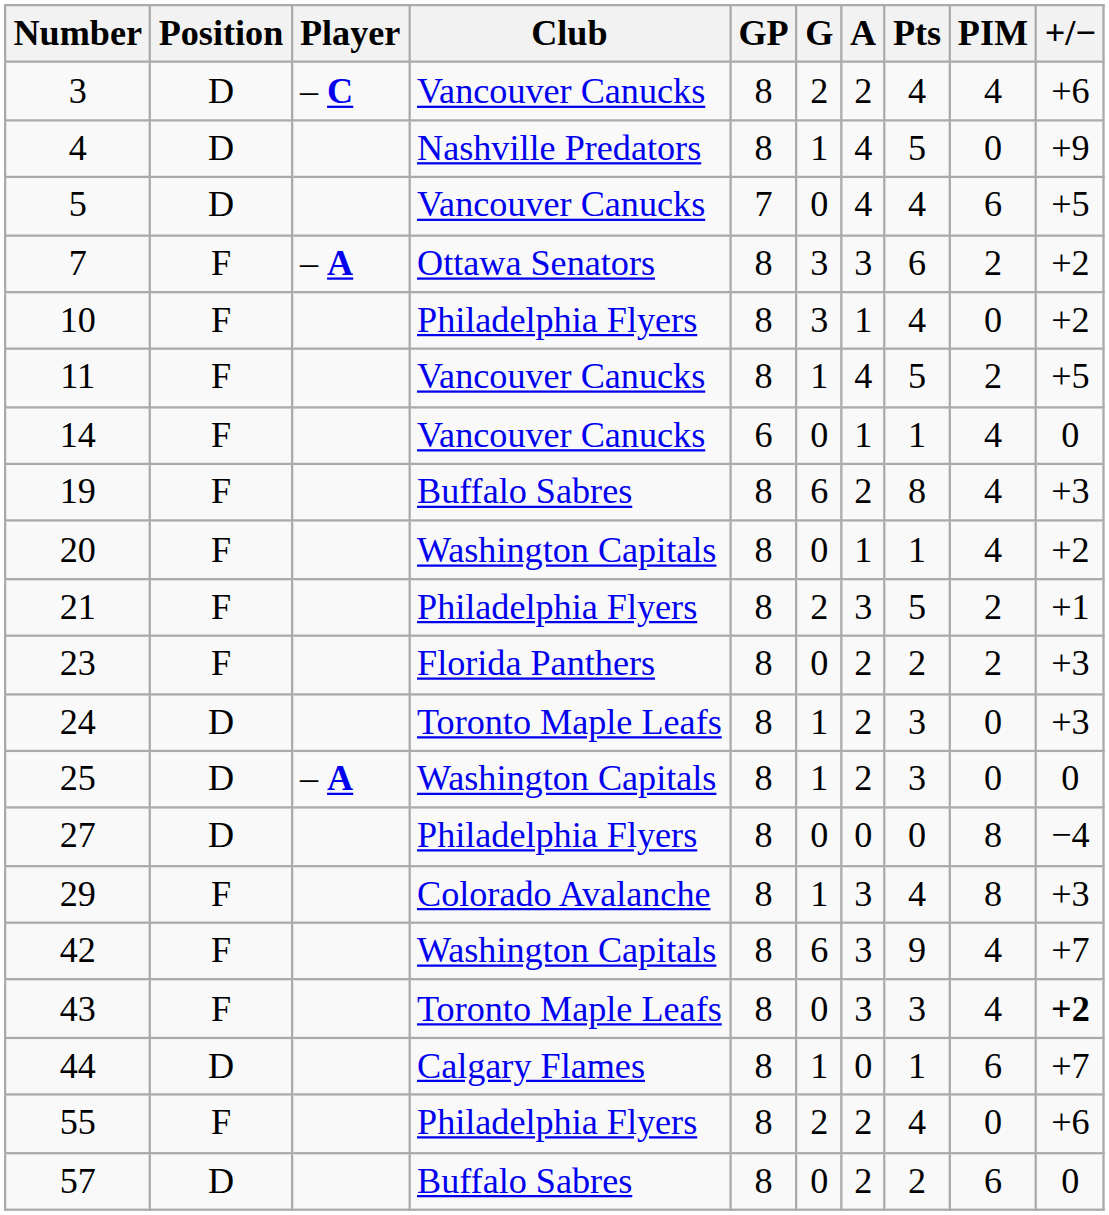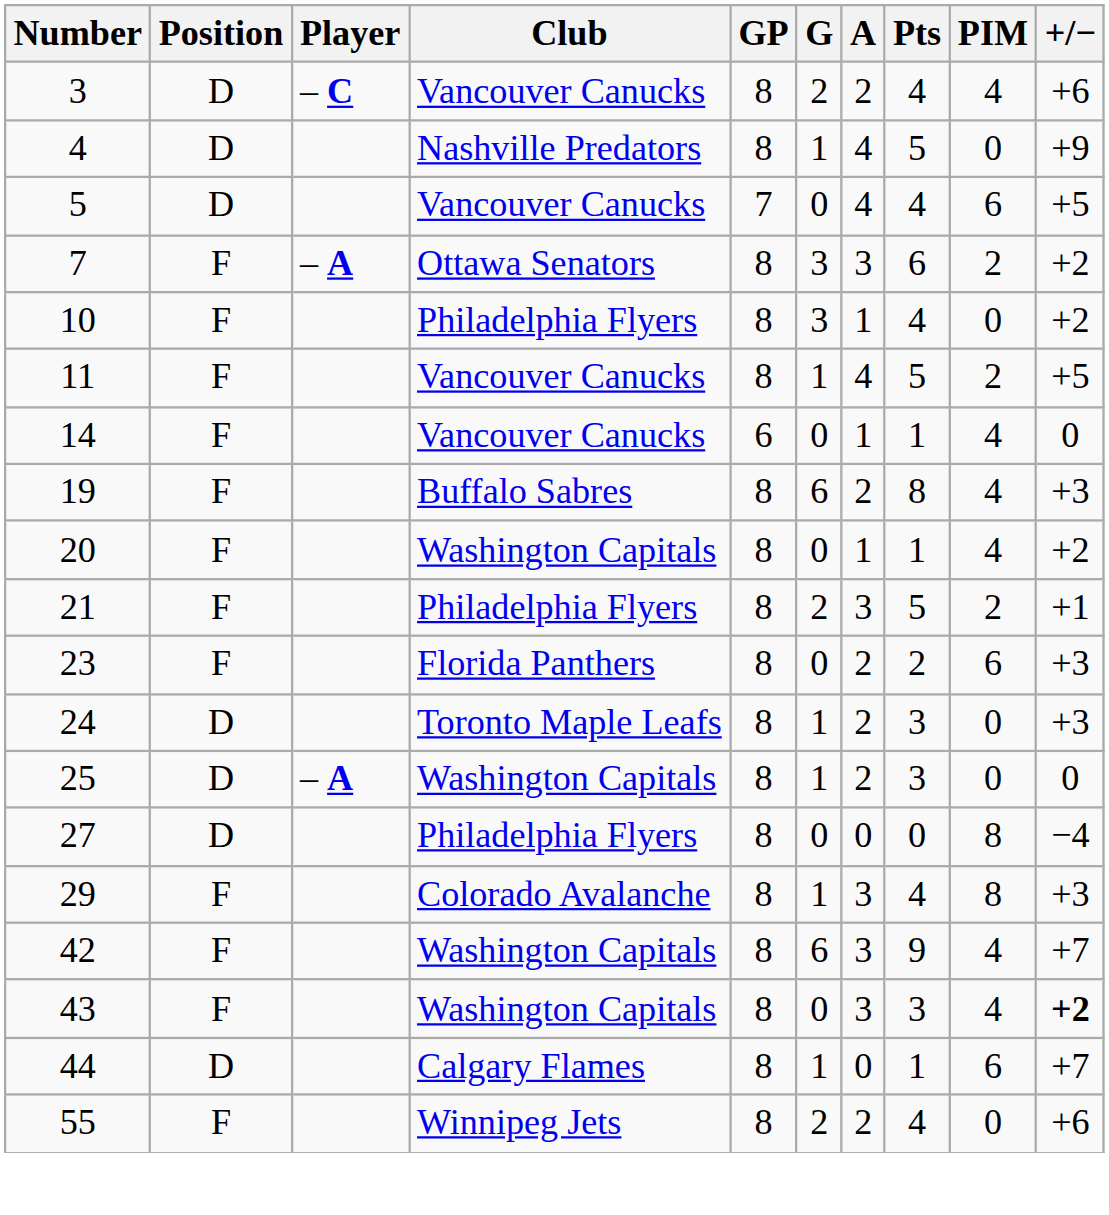(993, 663) 2 -> (993, 663) 6
(569, 1008) Toronto Maple Leafs -> (567, 1008) Washington Capitals
(557, 1122) Philadelphia Flyers -> (519, 1122) Winnipeg Jets
- row: (78, 1180)
